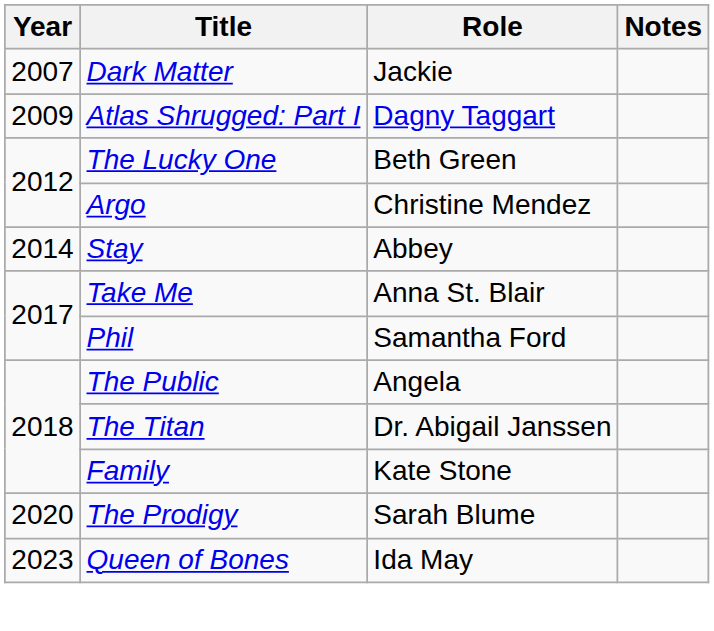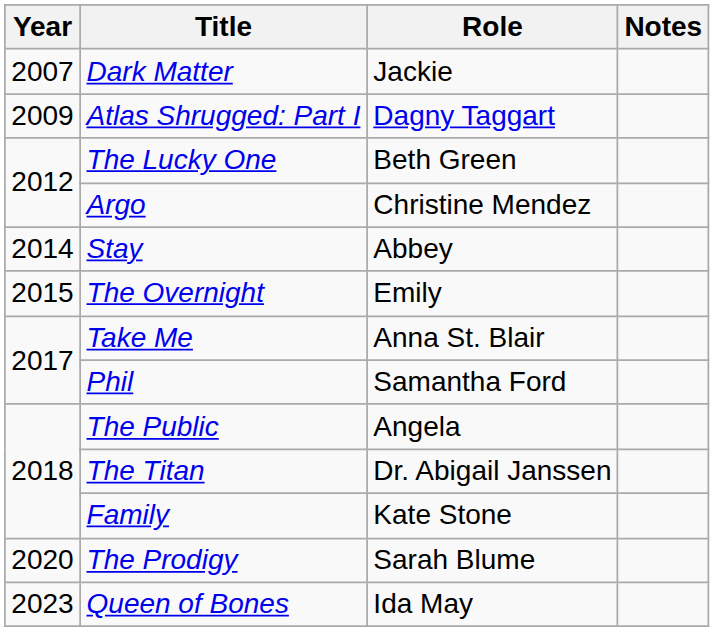+ row: (175, 293)
